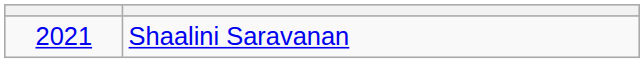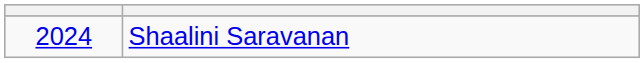(64, 36) 2021 -> (64, 36) 2024
